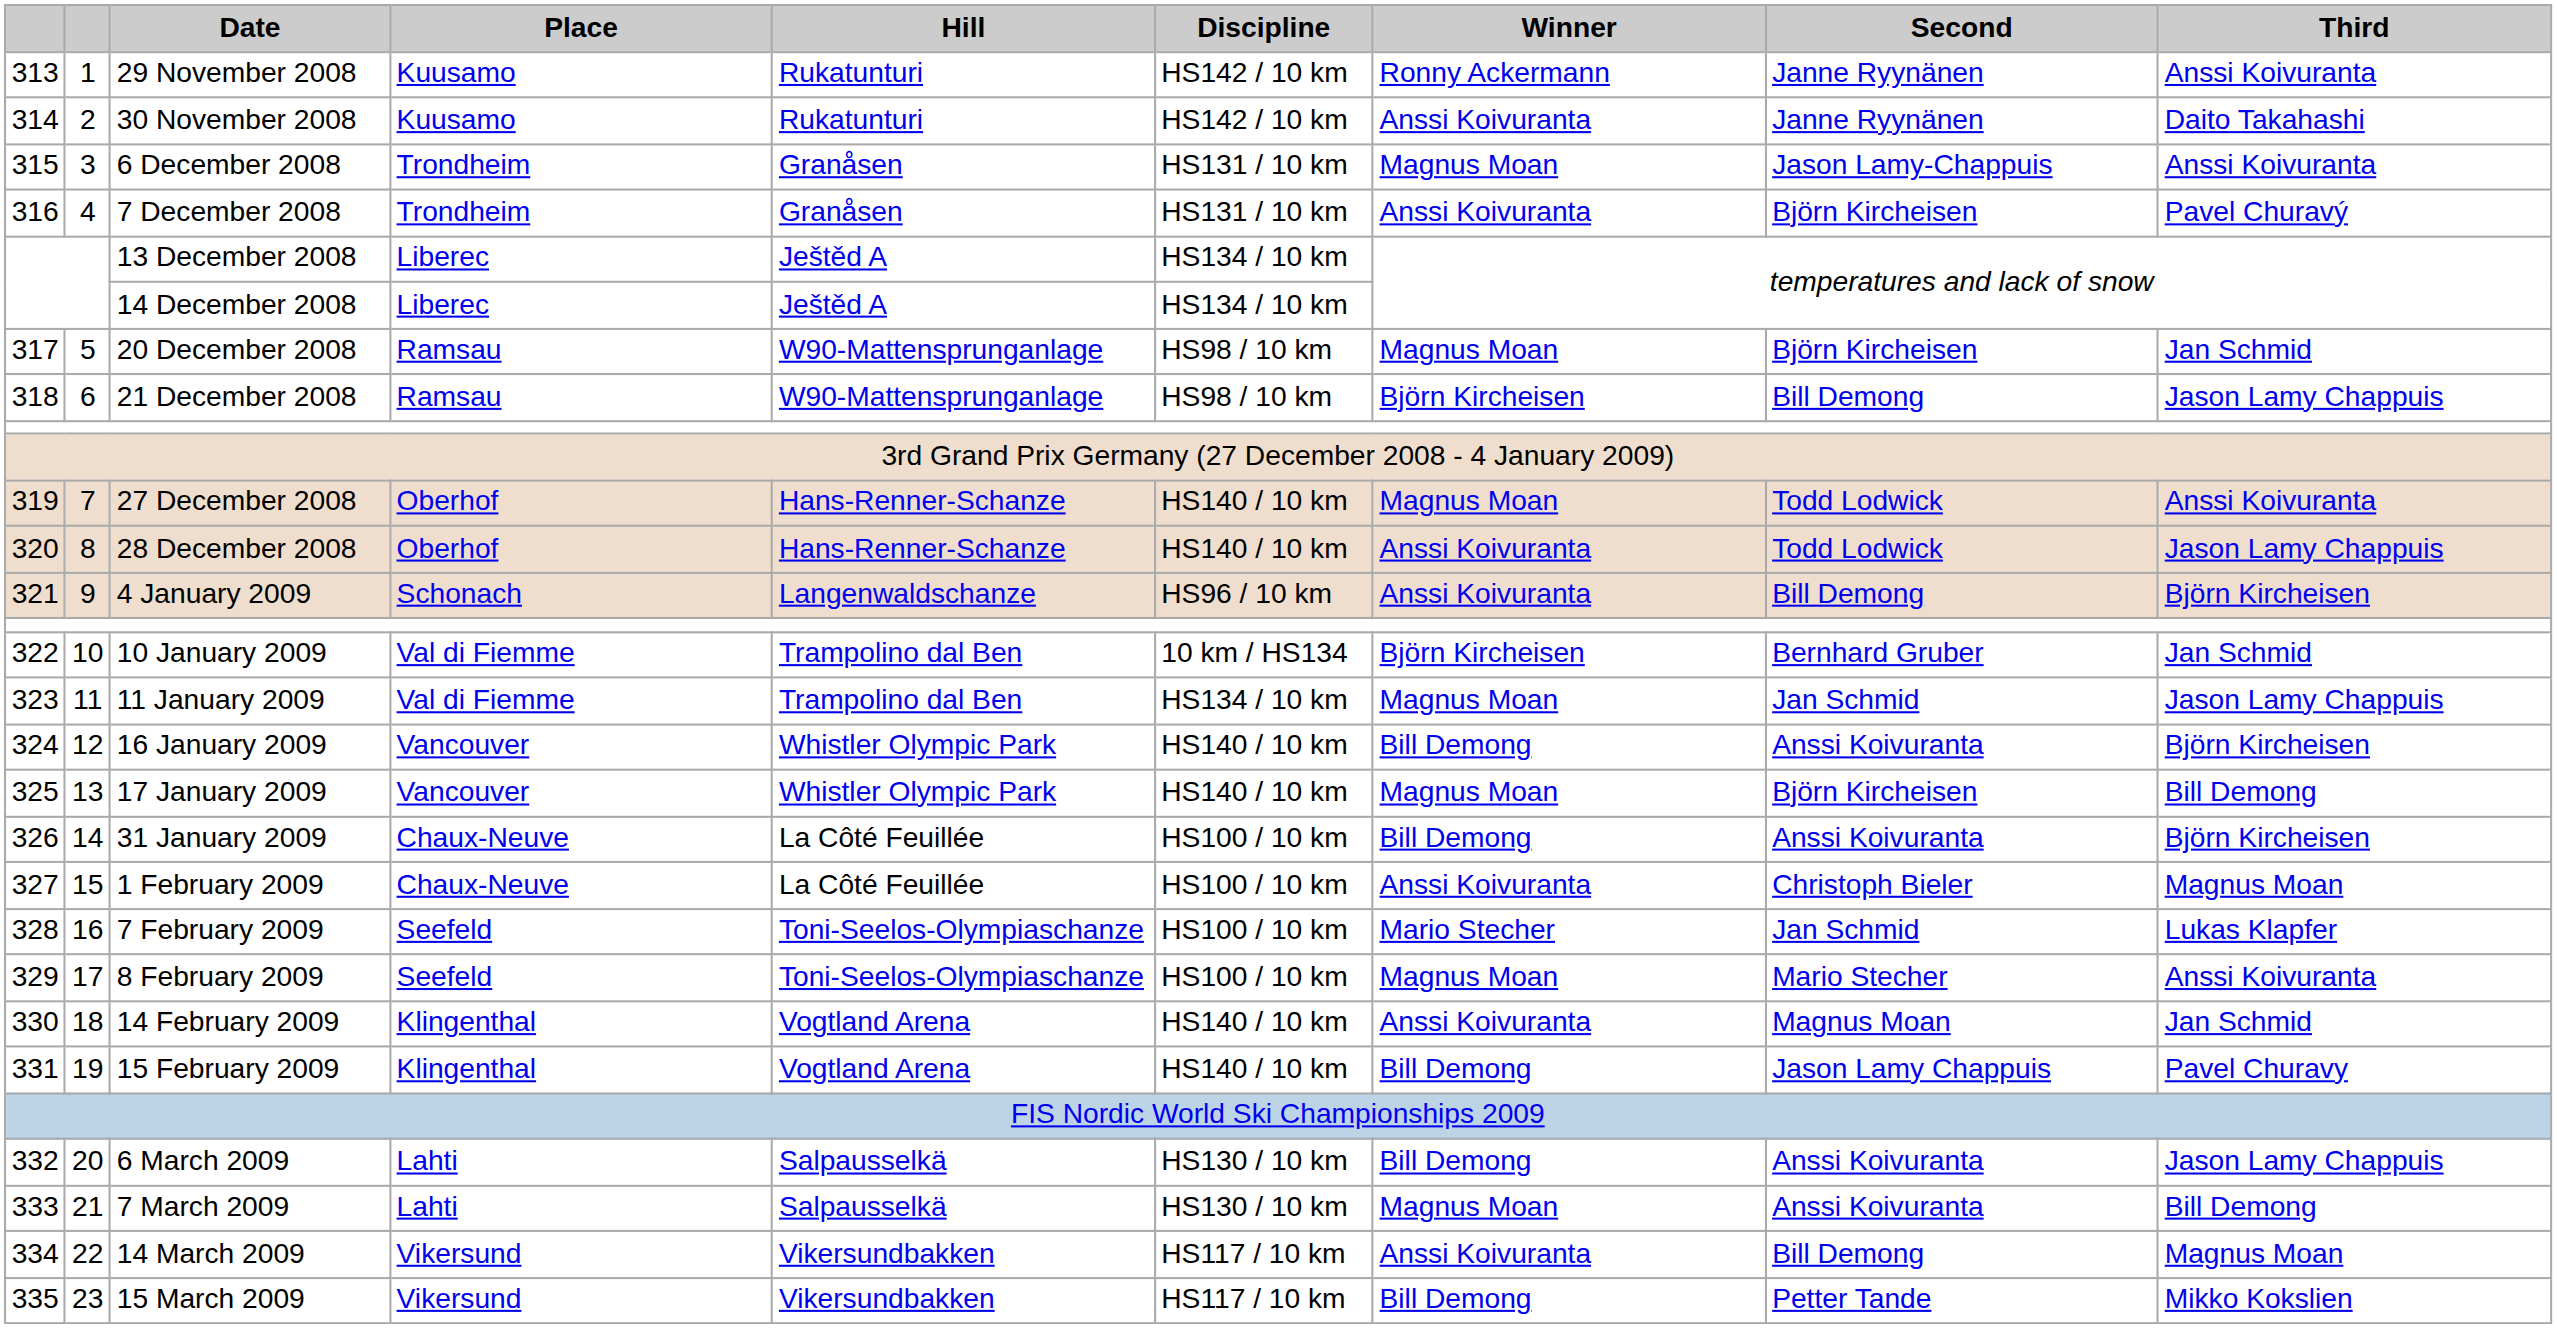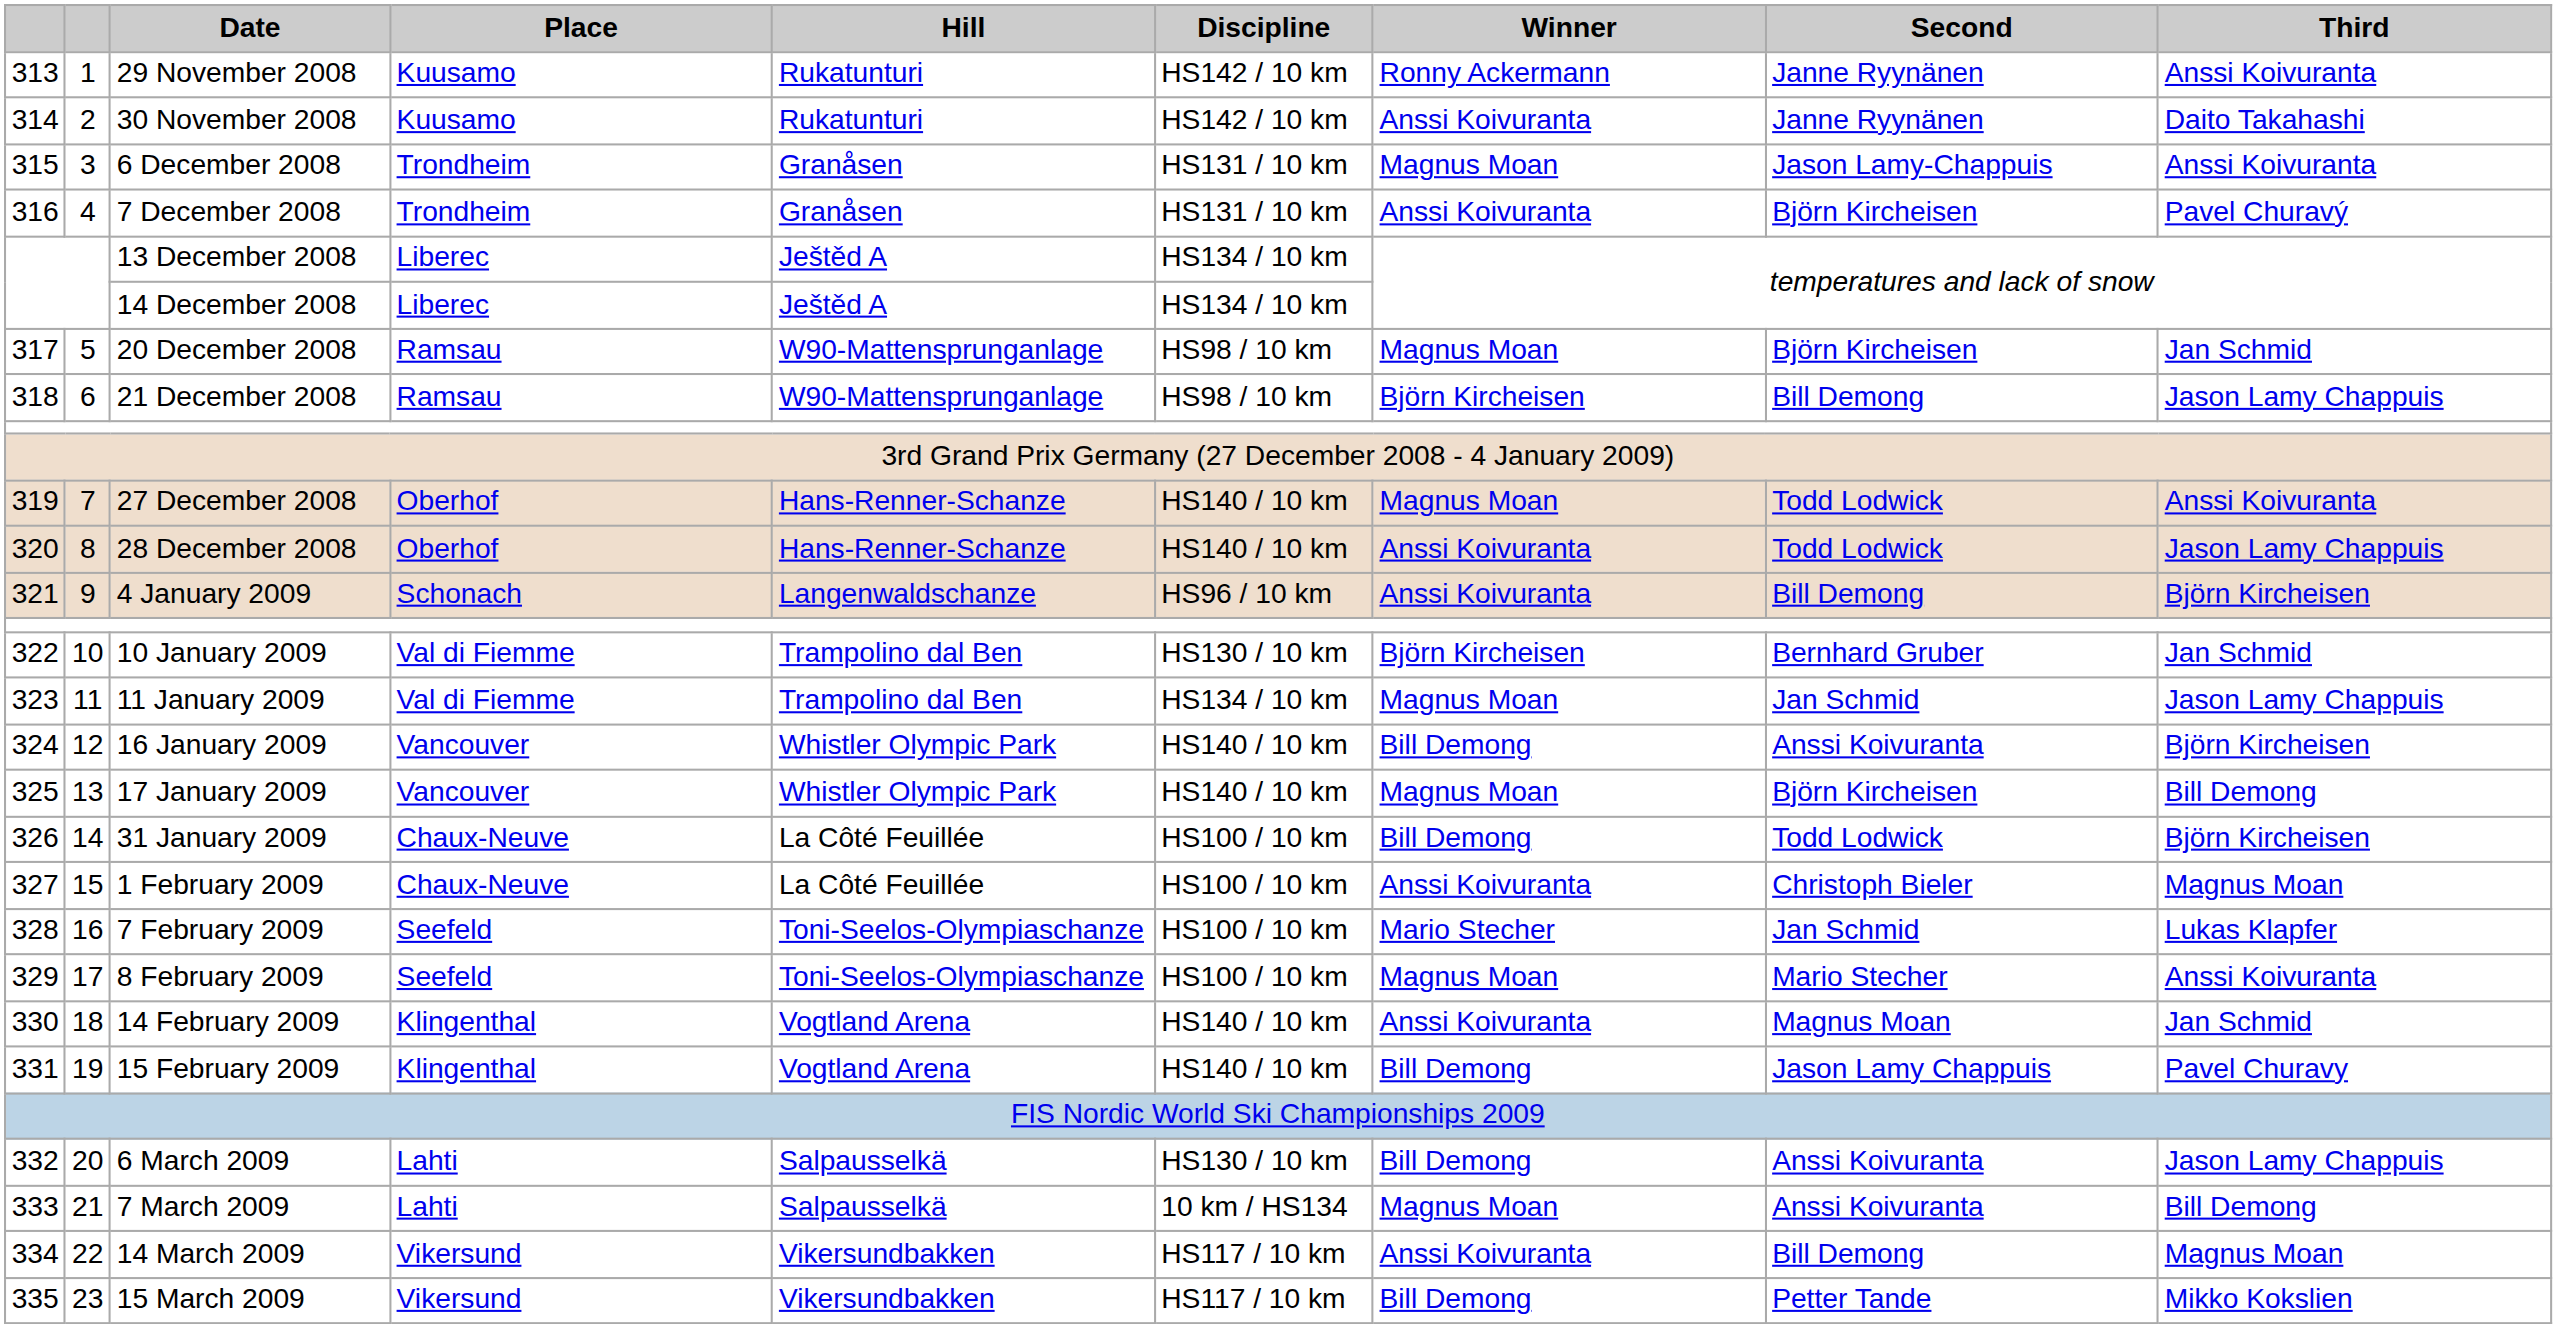(1254, 653) 10 km / HS134 -> (1254, 653) HS130 / 10 km
(1878, 838) Anssi Koivuranta -> (1858, 838) Todd Lodwick
(1254, 1207) HS130 / 10 km -> (1254, 1207) 10 km / HS134
